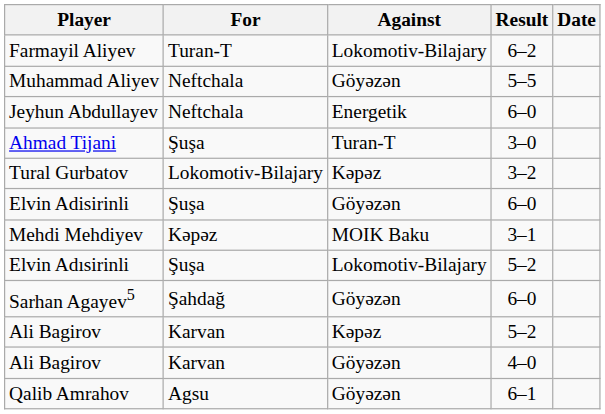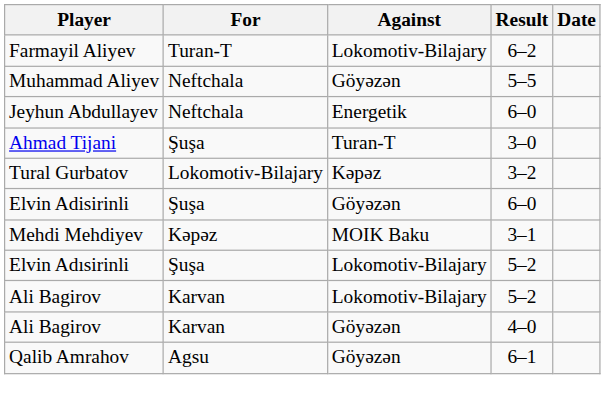- row: (72, 298)
(357, 332) Kəpəz -> (409, 296) Lokomotiv-Bilajary
